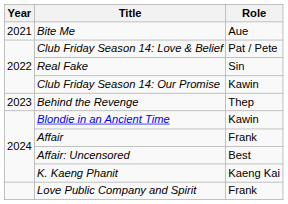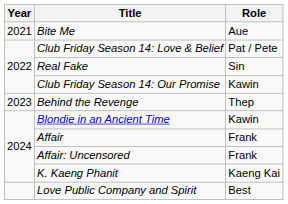(240, 155) Best -> (243, 155) Frank
(243, 191) Frank -> (240, 191) Best
